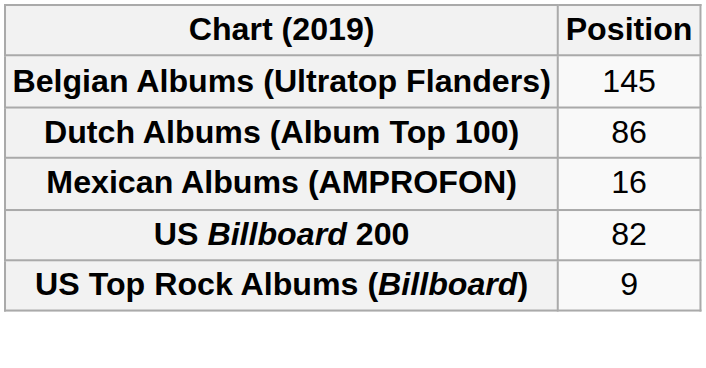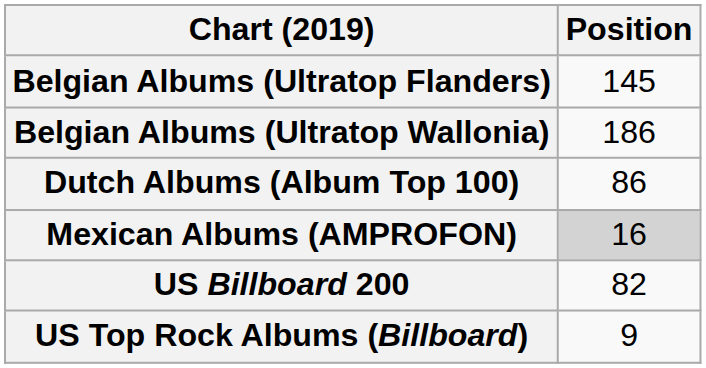+ row: (282, 132)
(629, 183) no background -> (629, 234) lightgrey background
